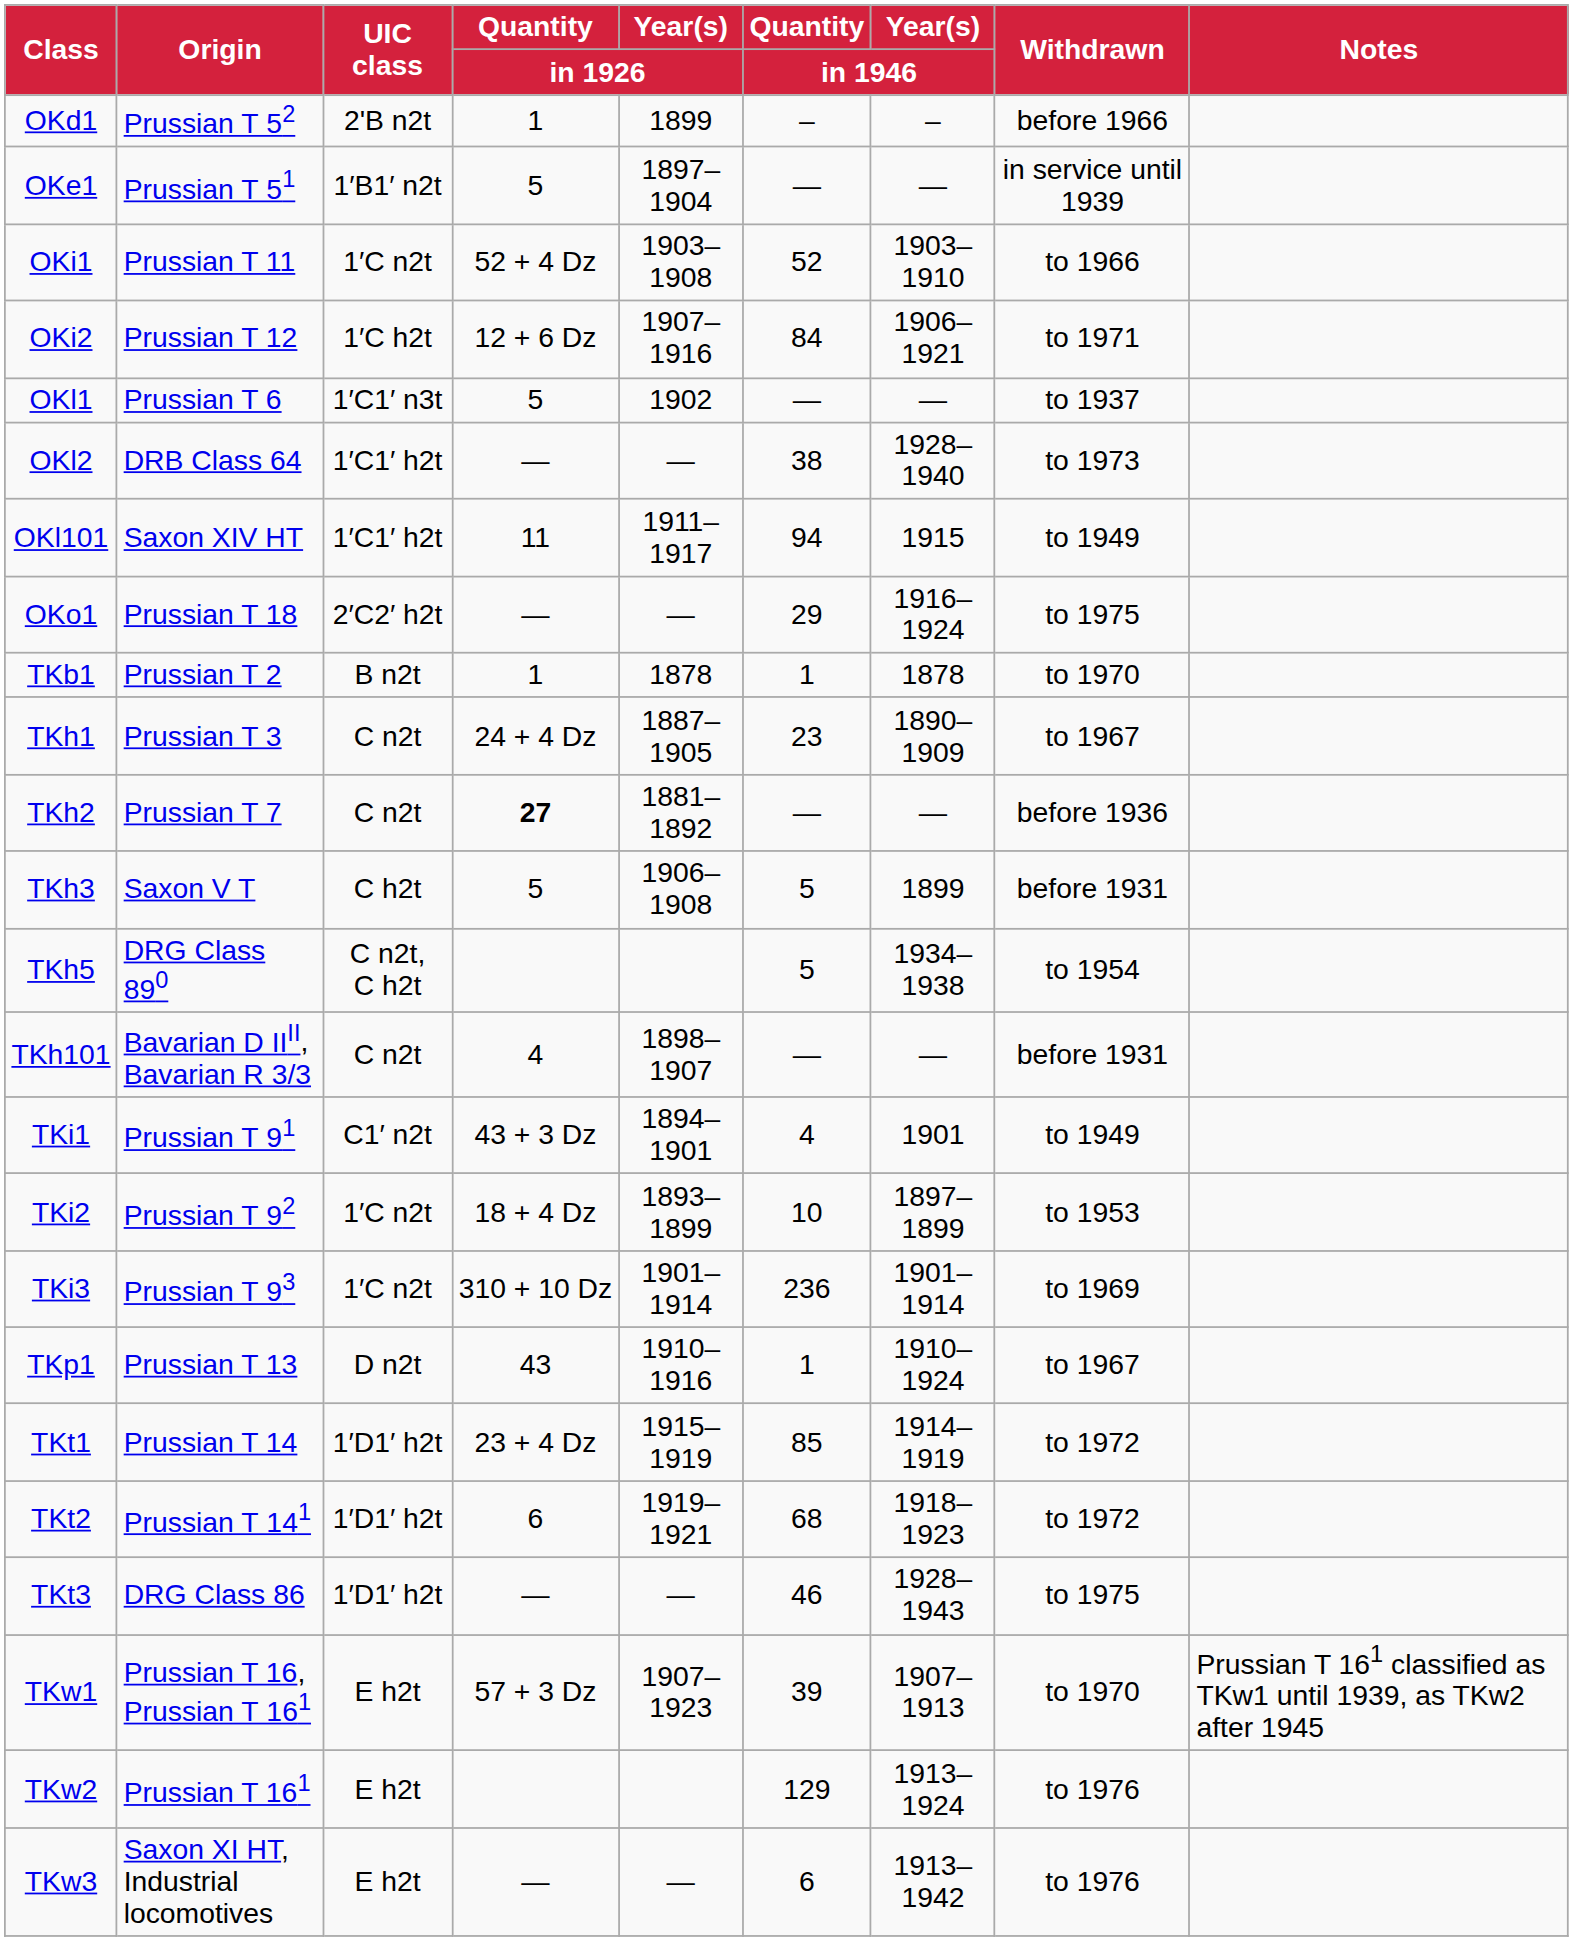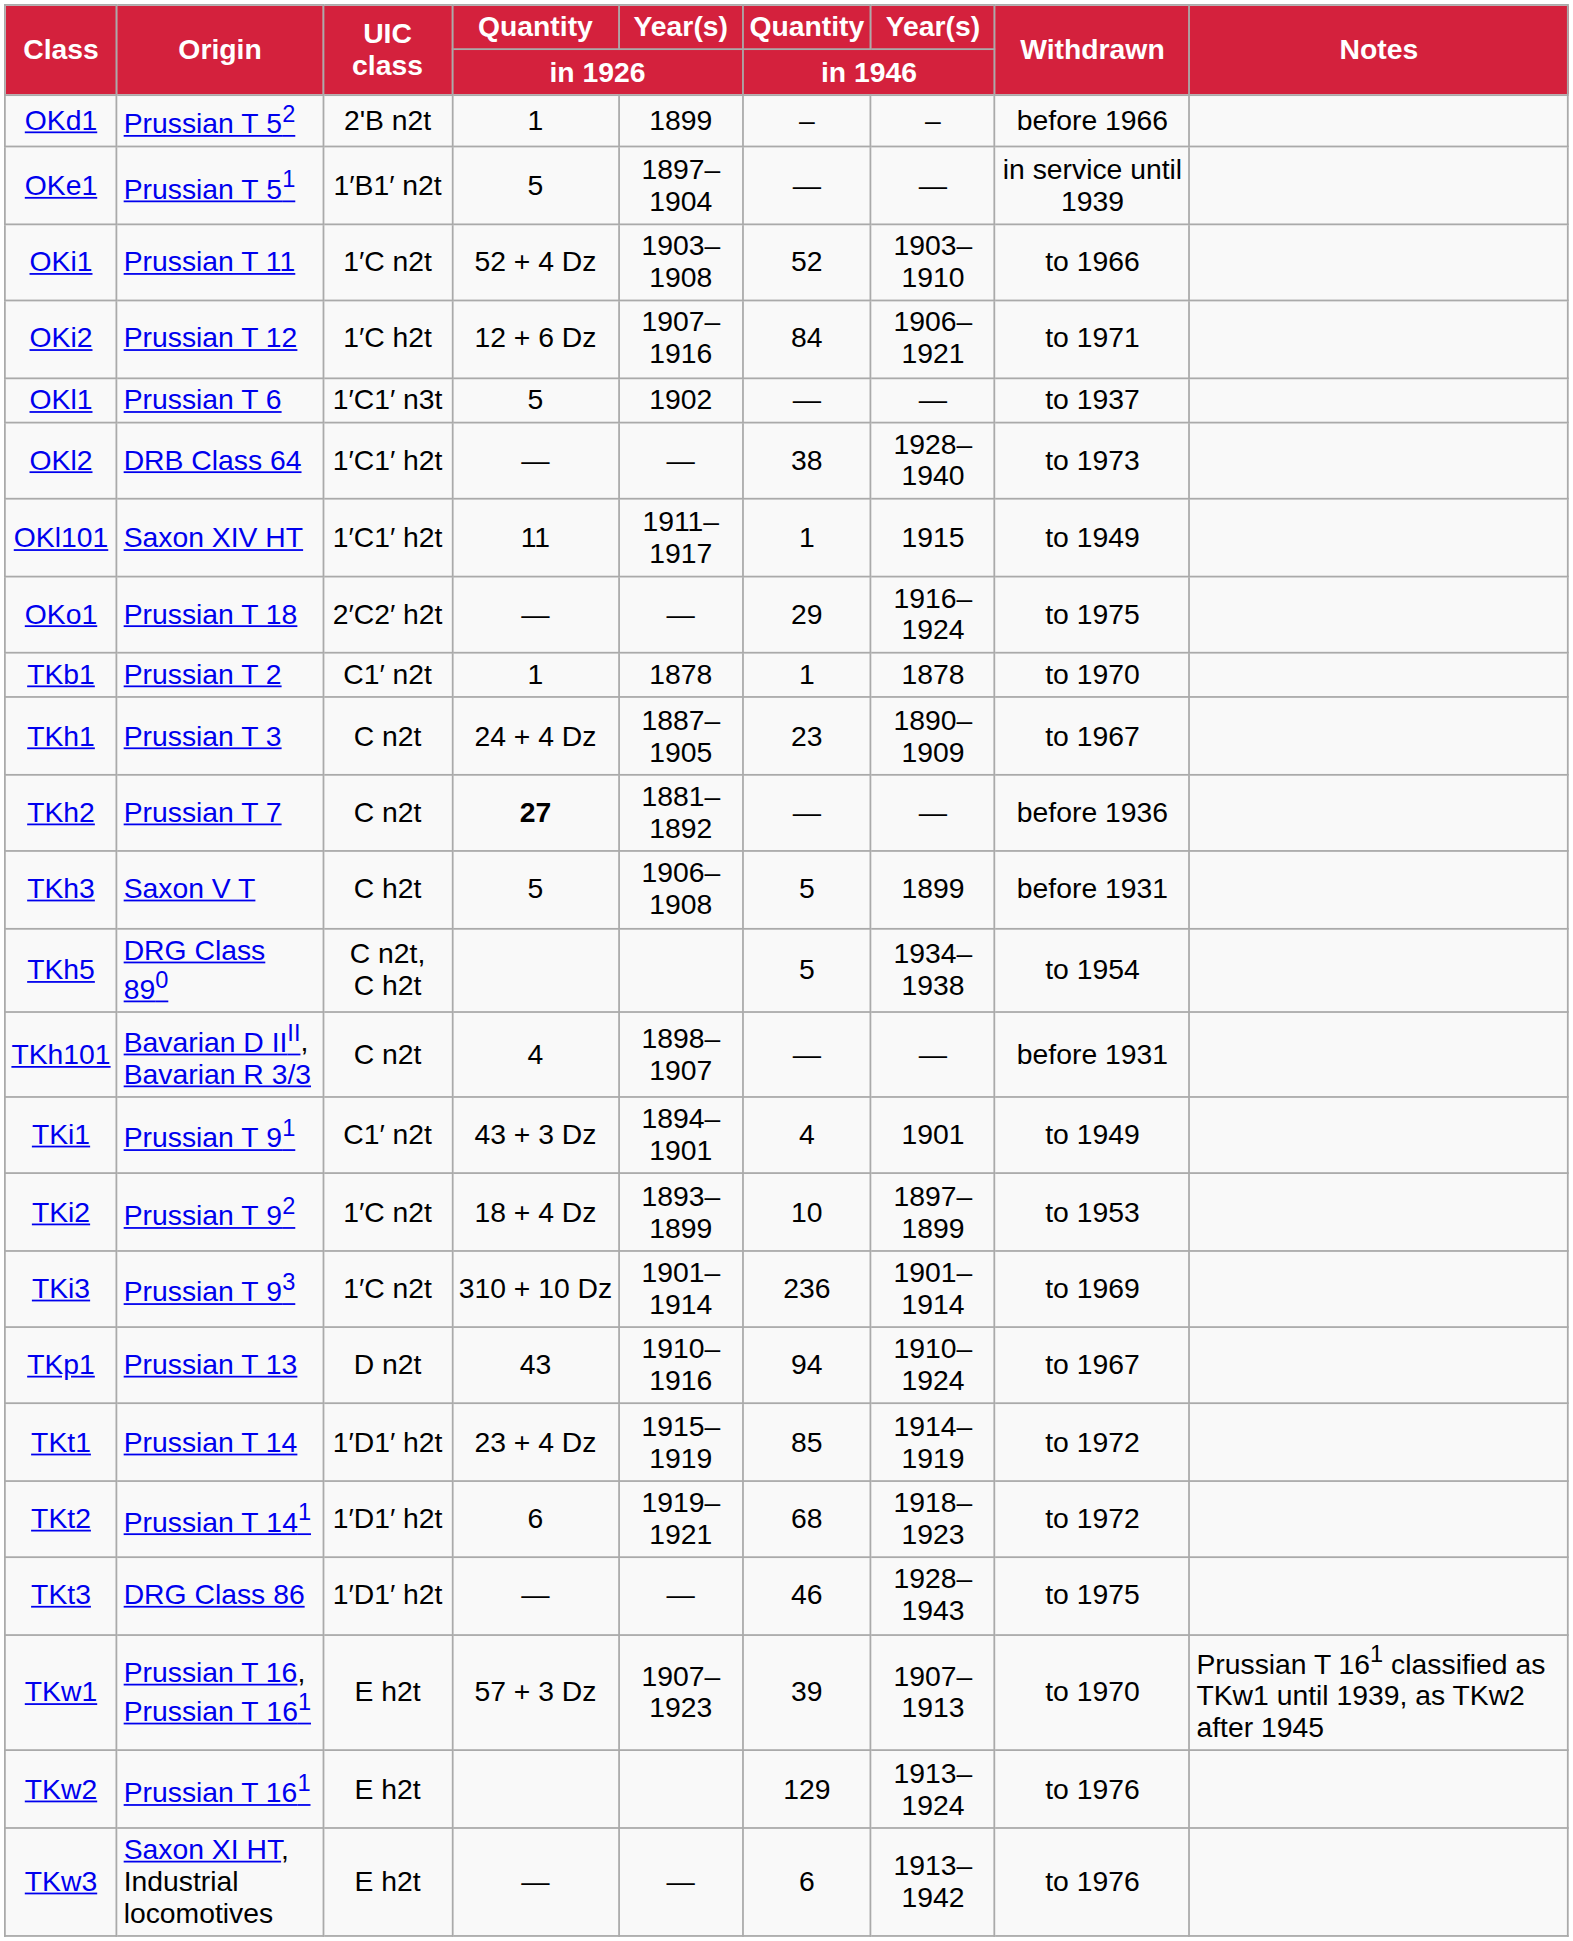(807, 537) 94 -> (807, 537) 1
(388, 674) B n2t -> (388, 674) C1′ n2t
(807, 1365) 1 -> (807, 1365) 94
